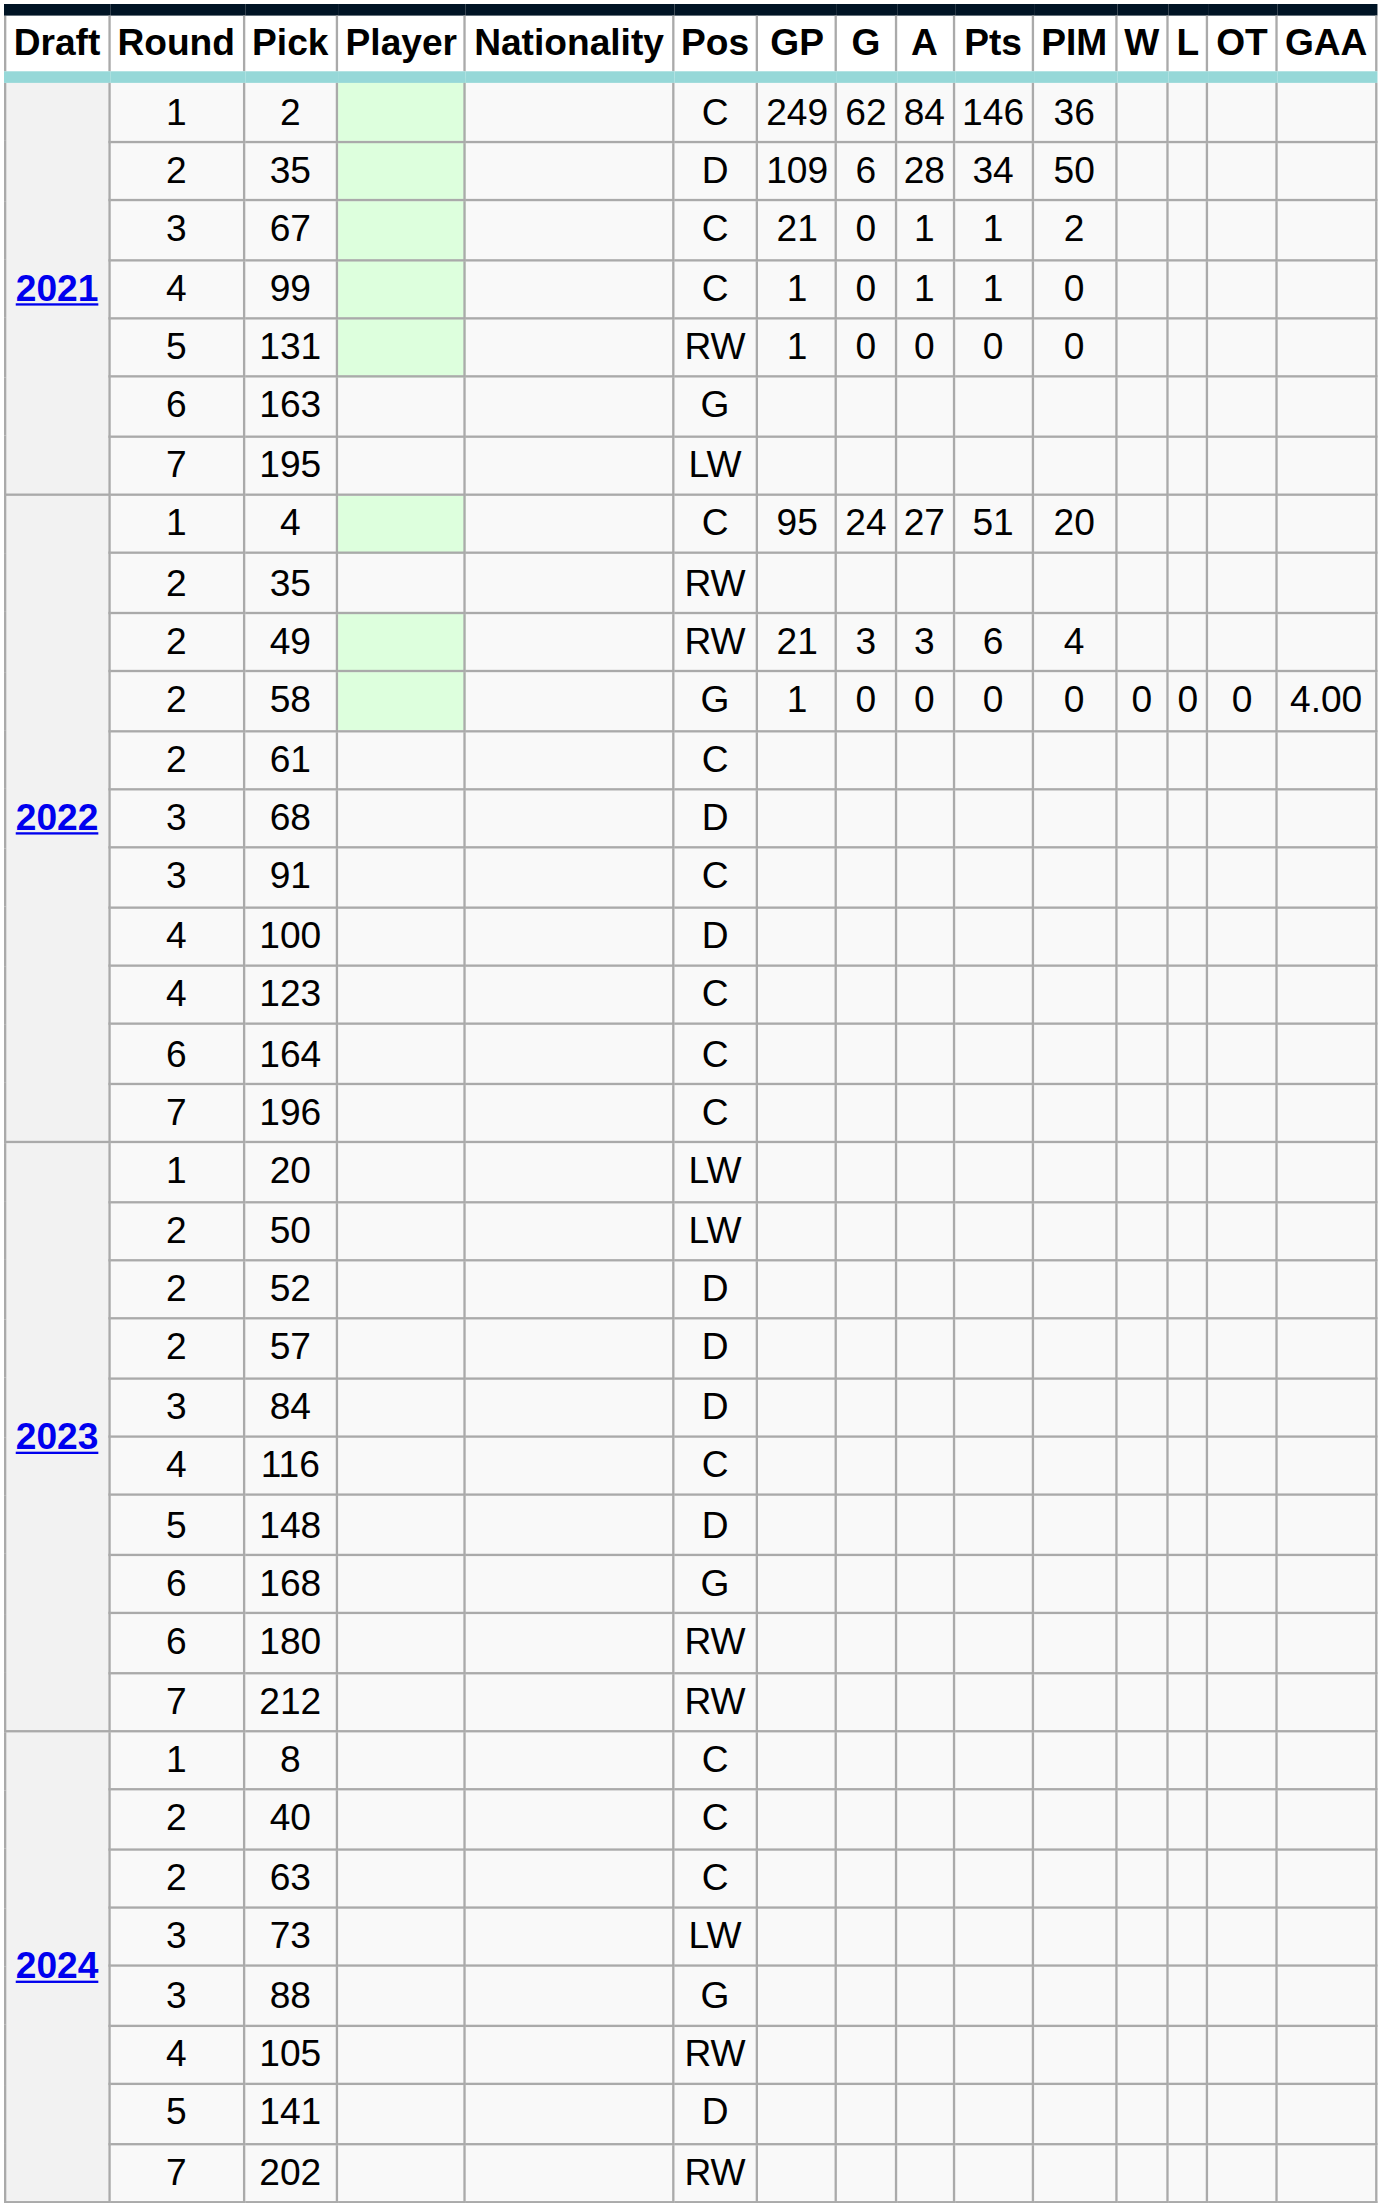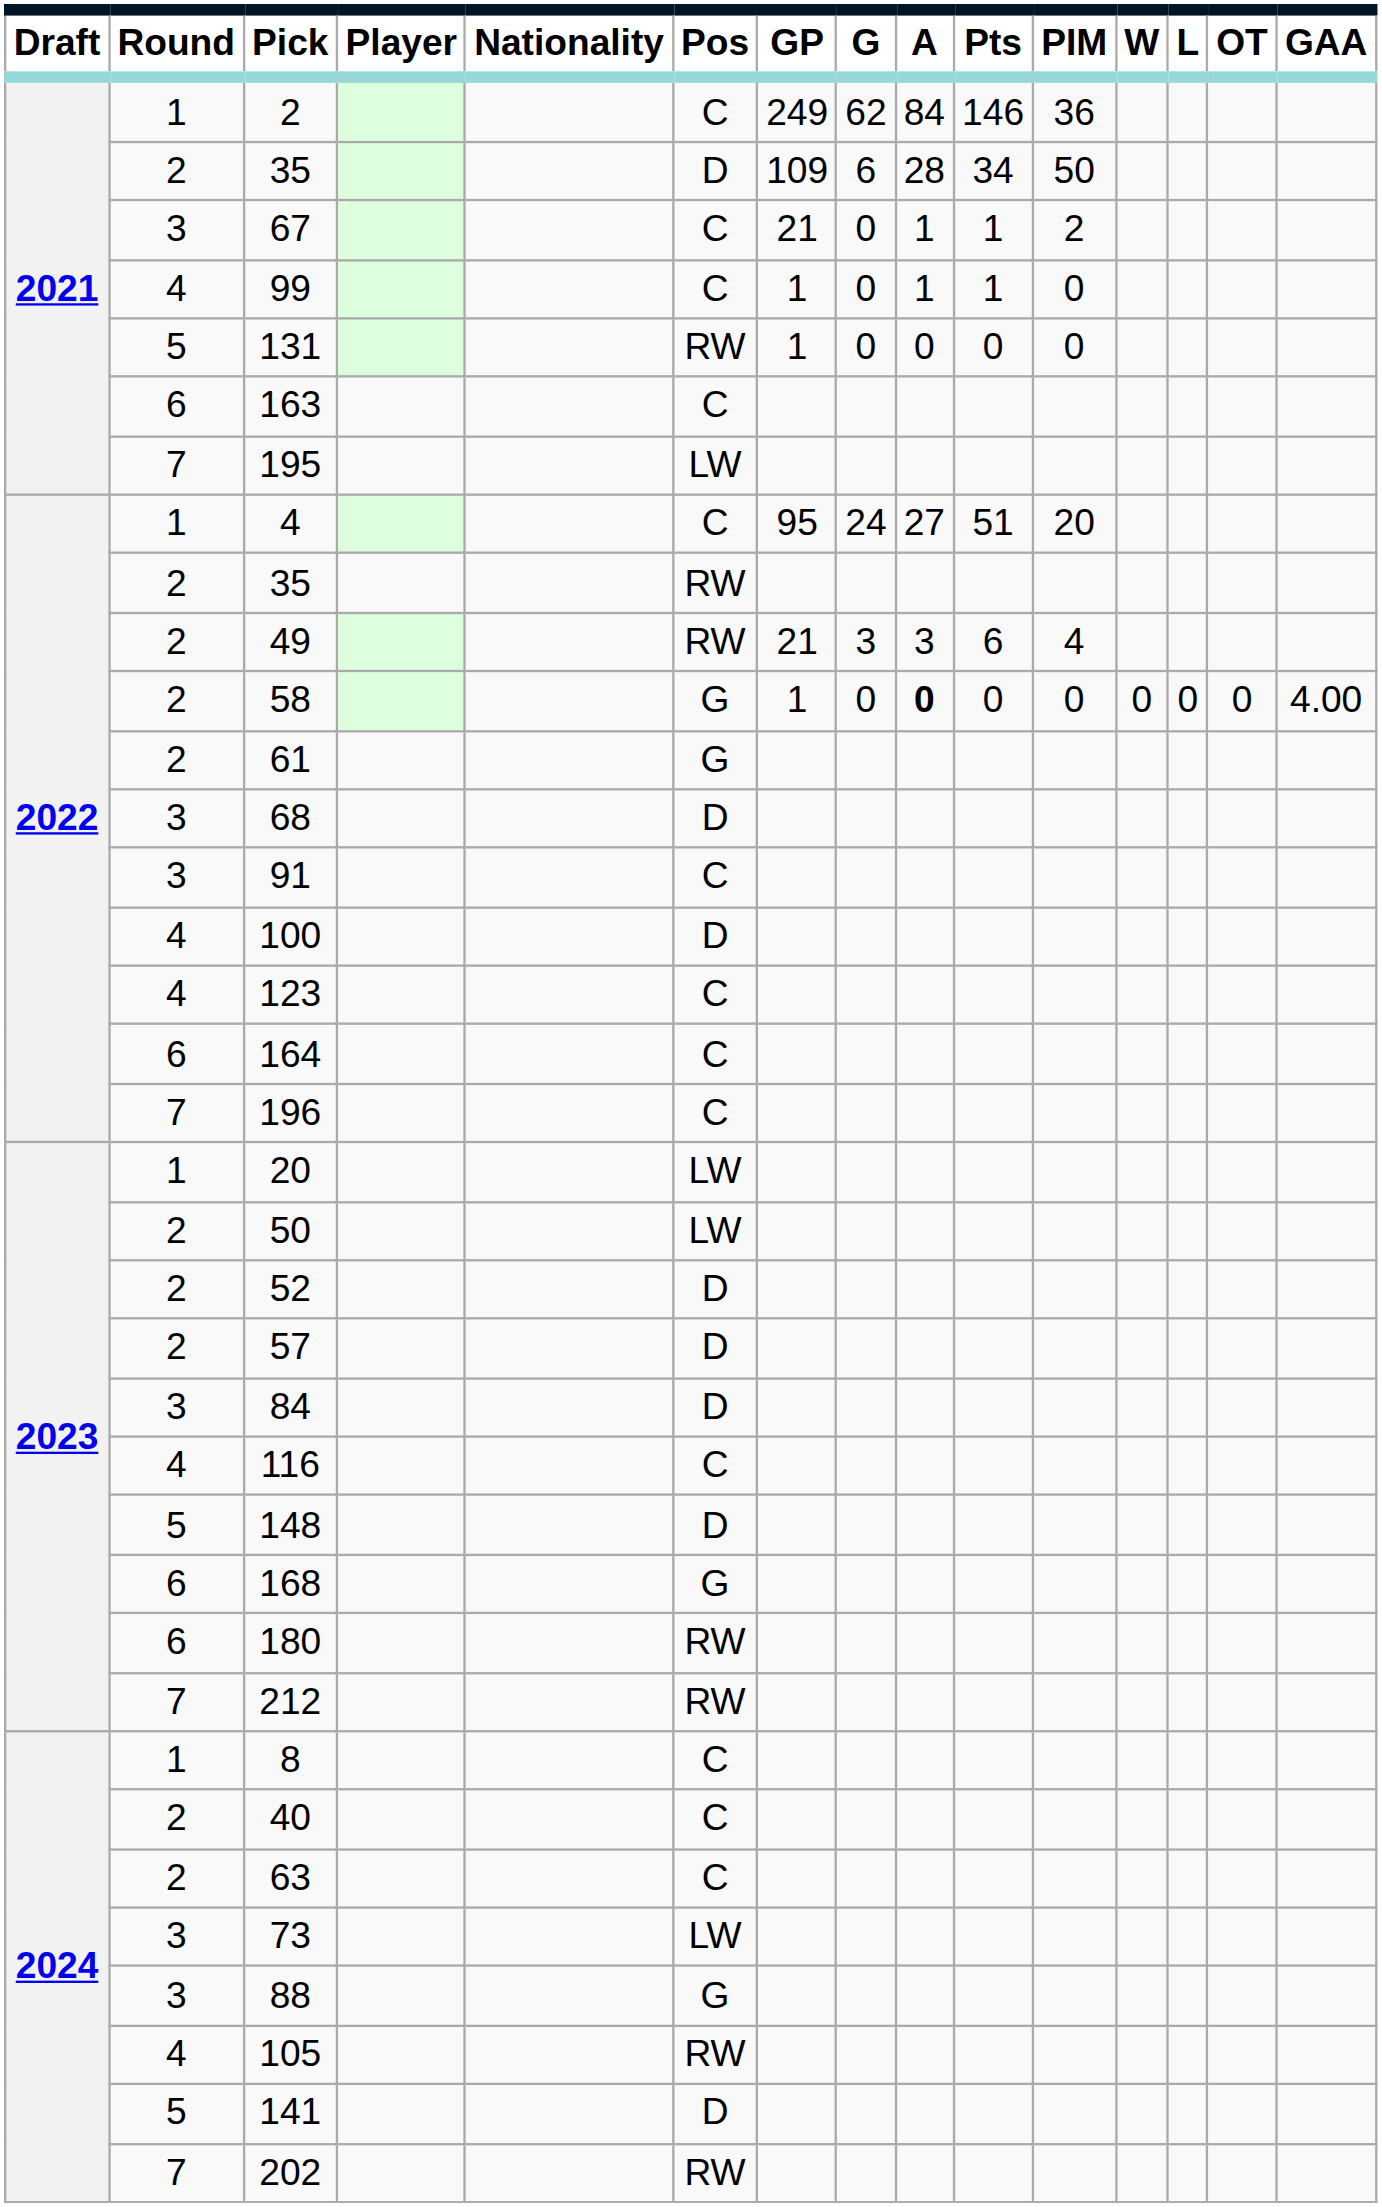(715, 405) G -> (715, 405) C
(924, 700) normal -> (924, 700) bold
(715, 758) C -> (715, 758) G
